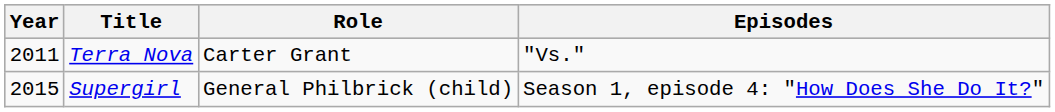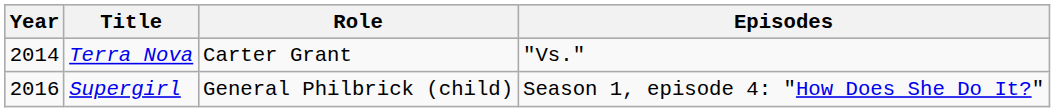(35, 55) 2011 -> (35, 55) 2014
(35, 89) 2015 -> (35, 89) 2016
